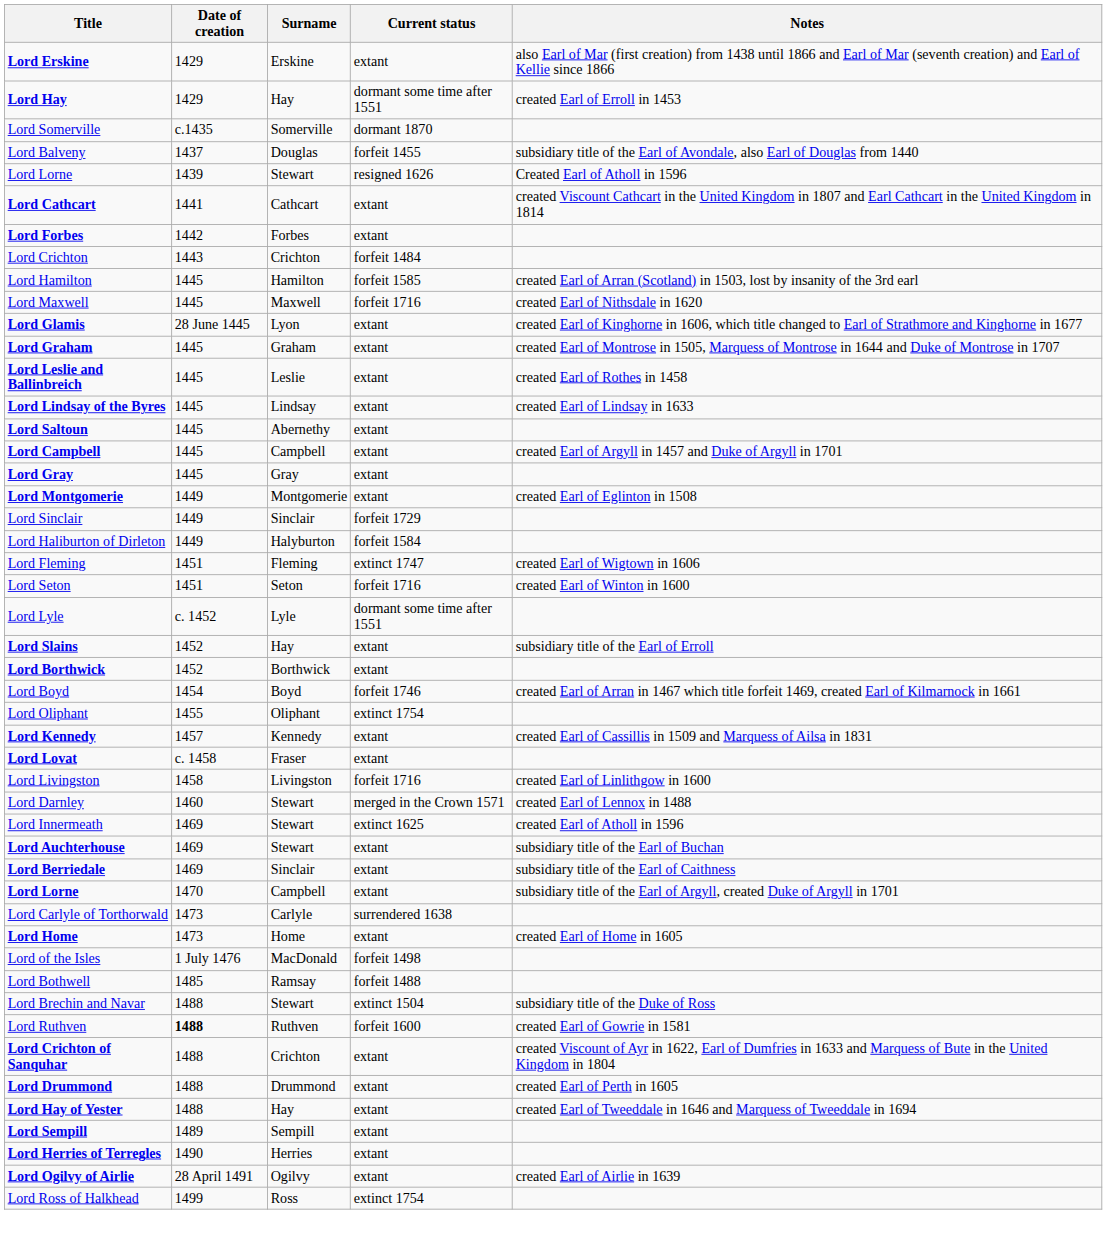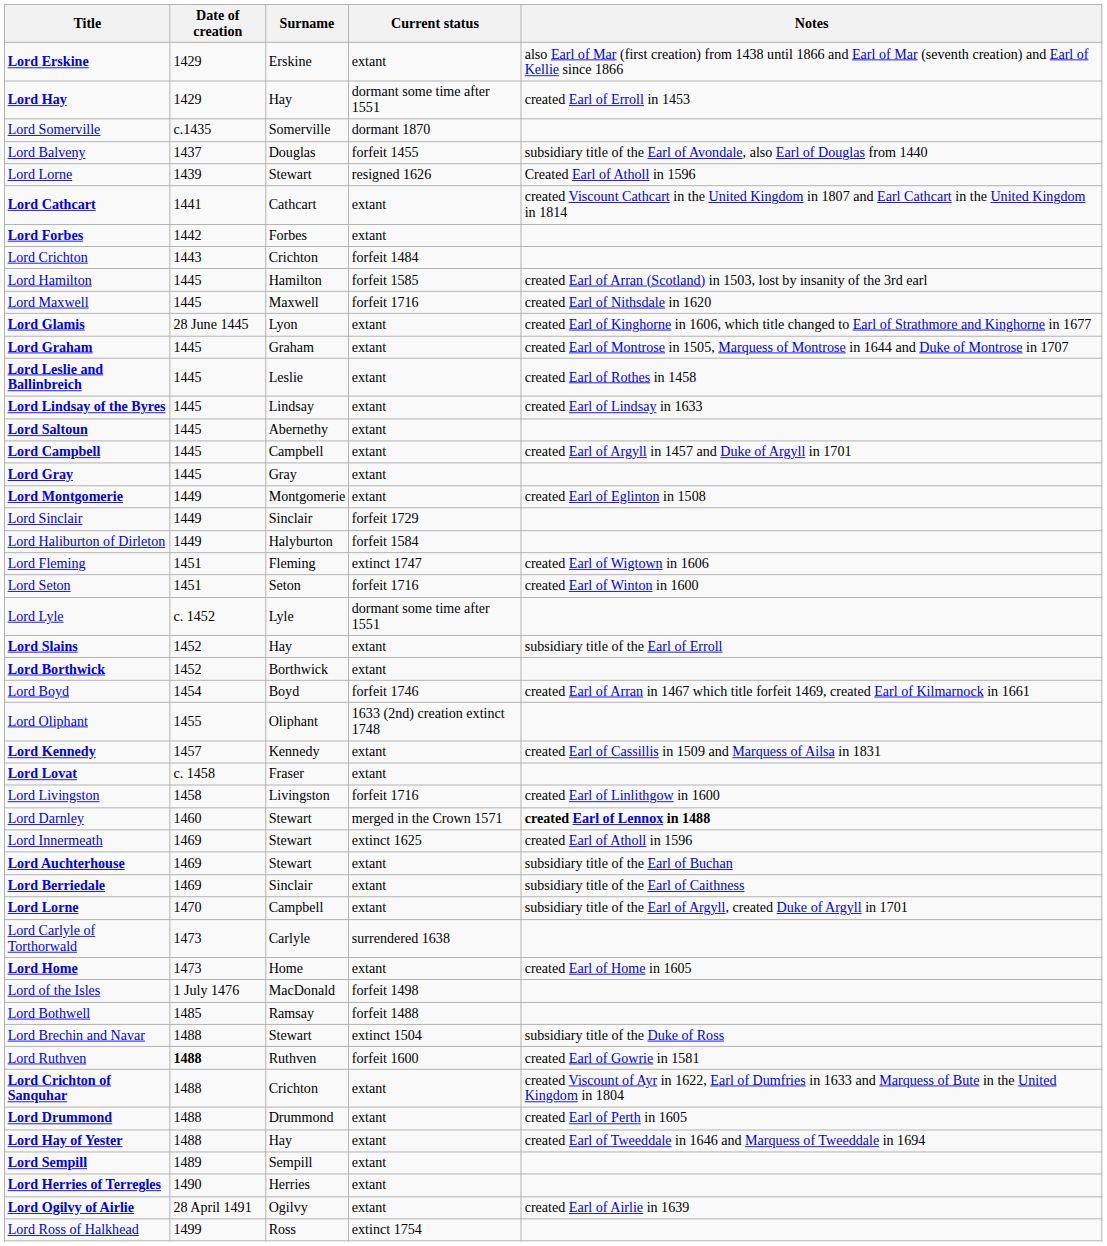(389, 713) extinct 1754 -> (428, 721) 1633 (2nd) creation extinct 1748
(603, 802) normal -> (617, 818) bold
